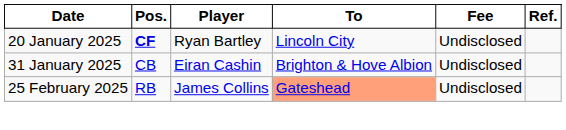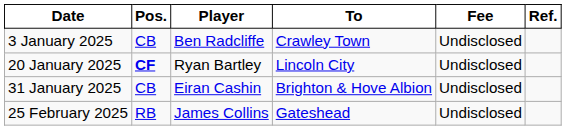+ row: (60, 40)
(313, 88) lightsalmon background -> (313, 112) no background
